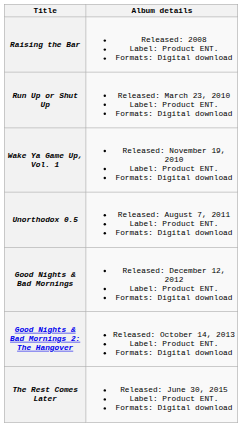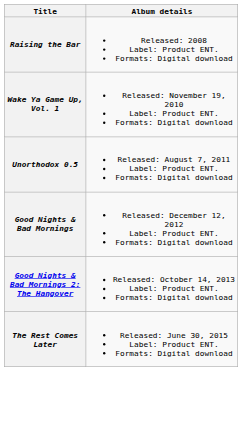- row: (45, 100)
